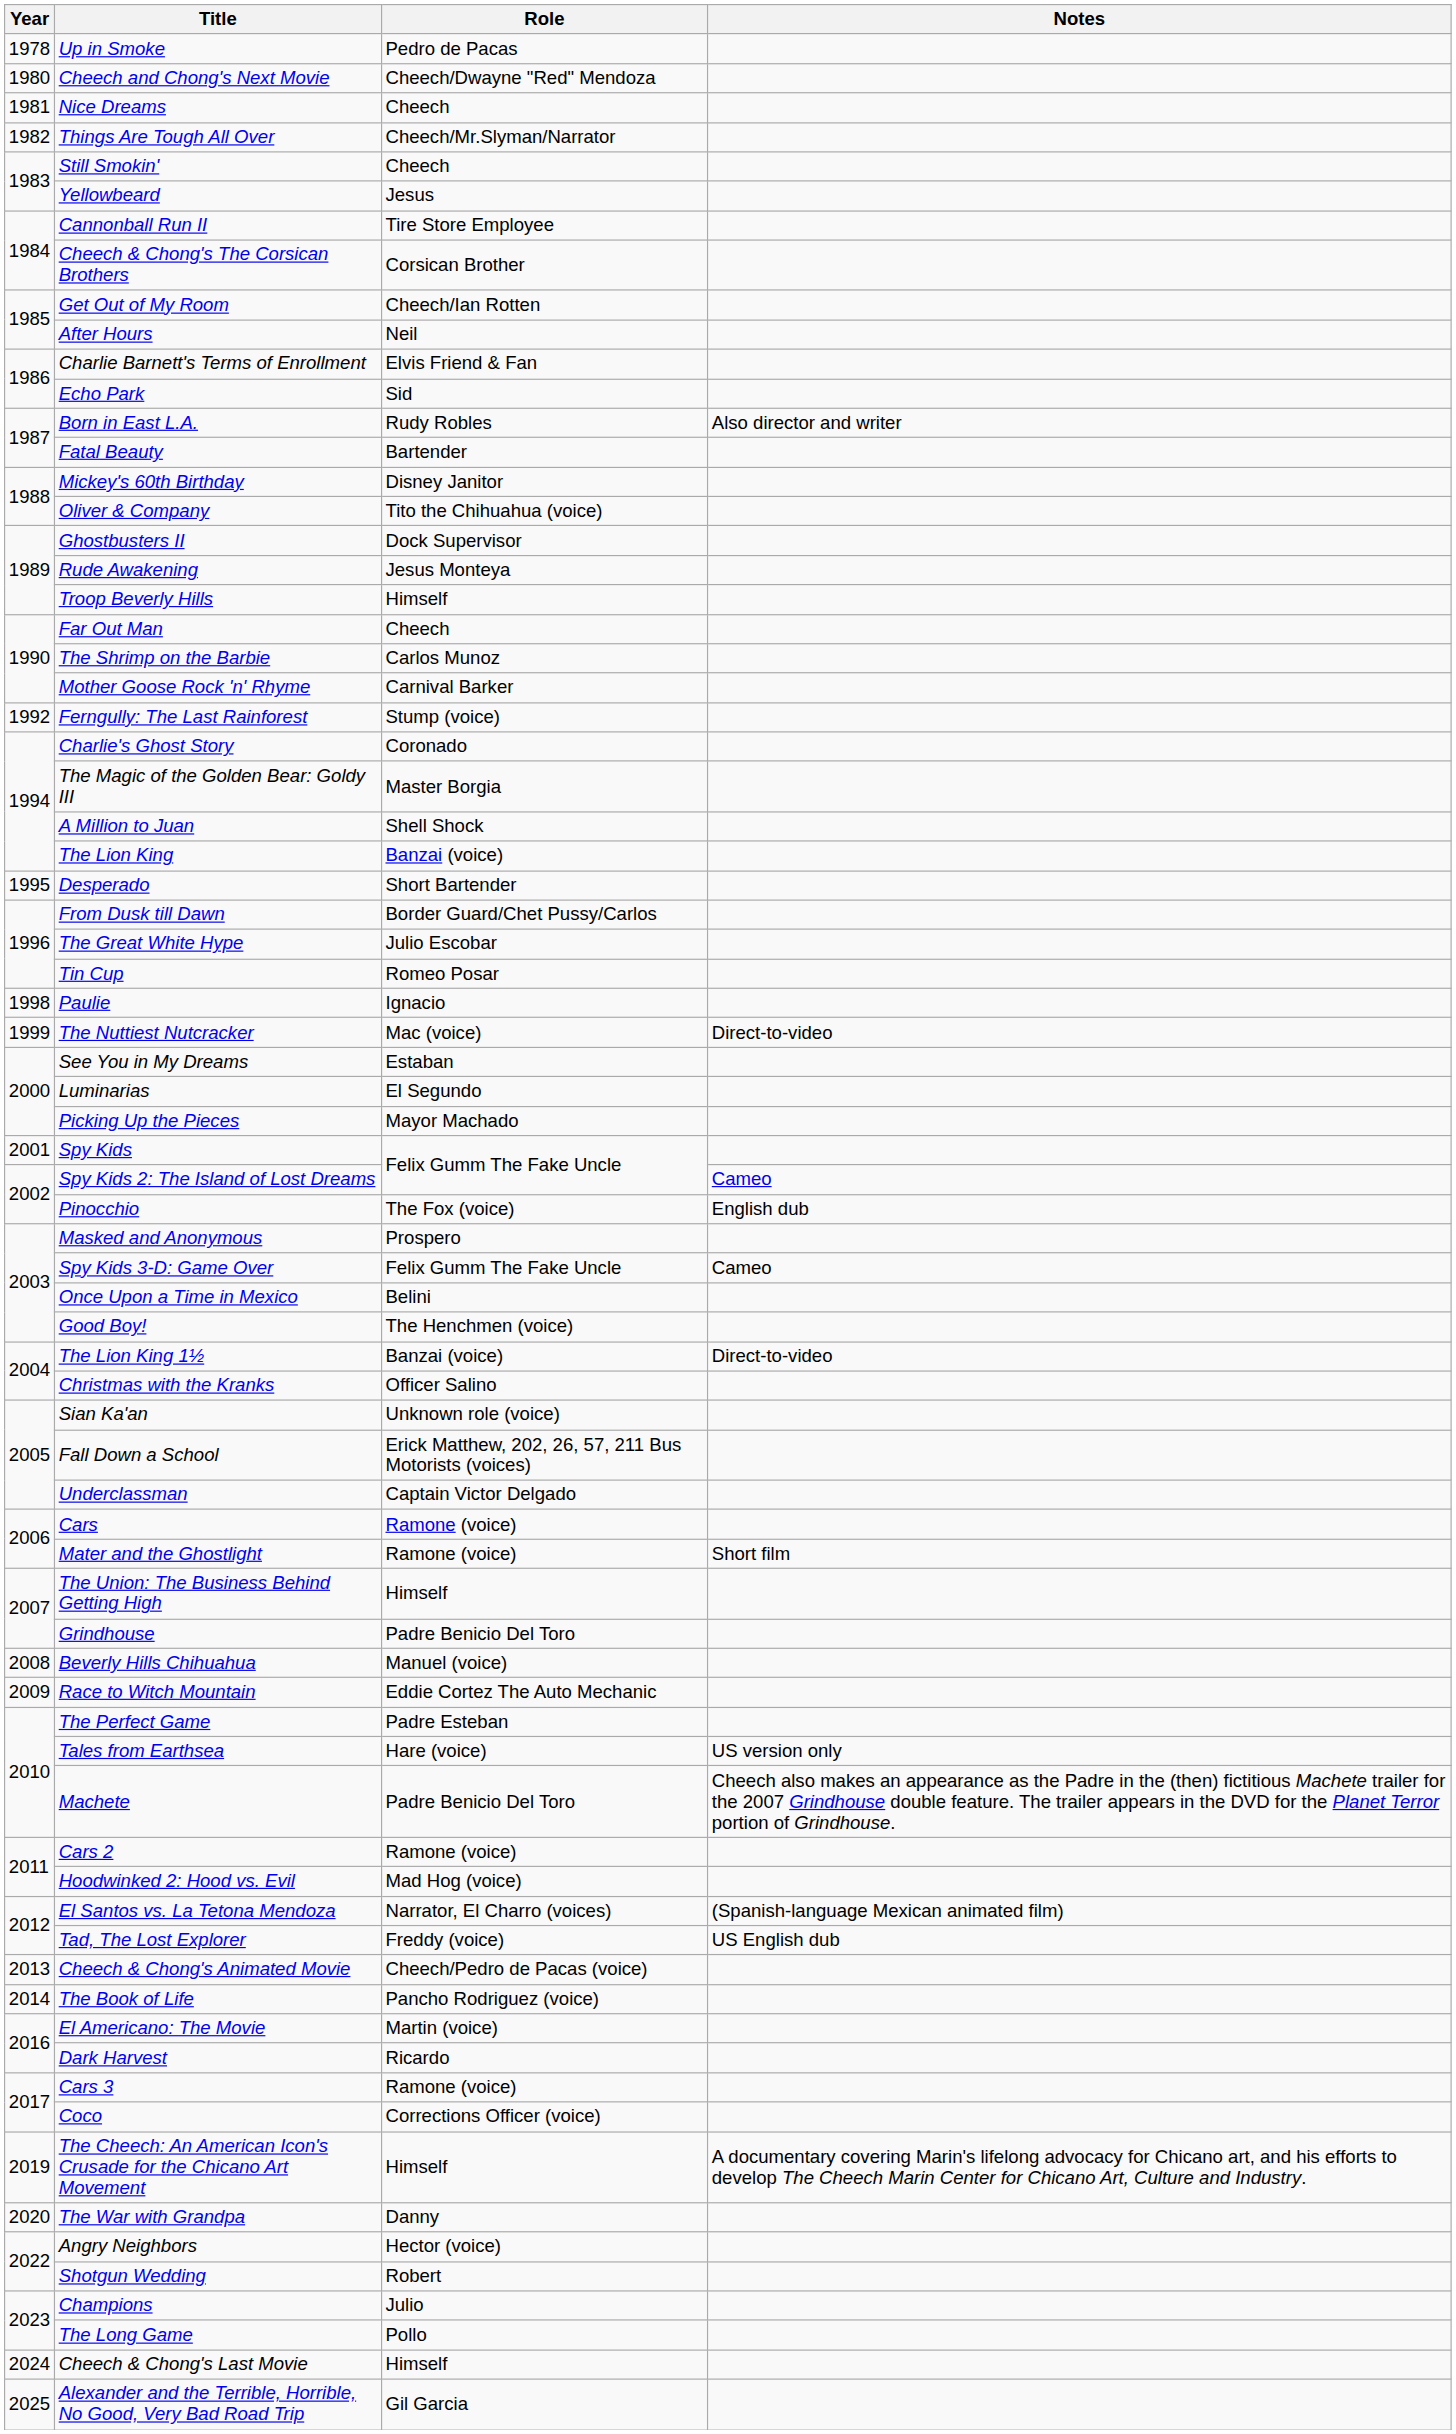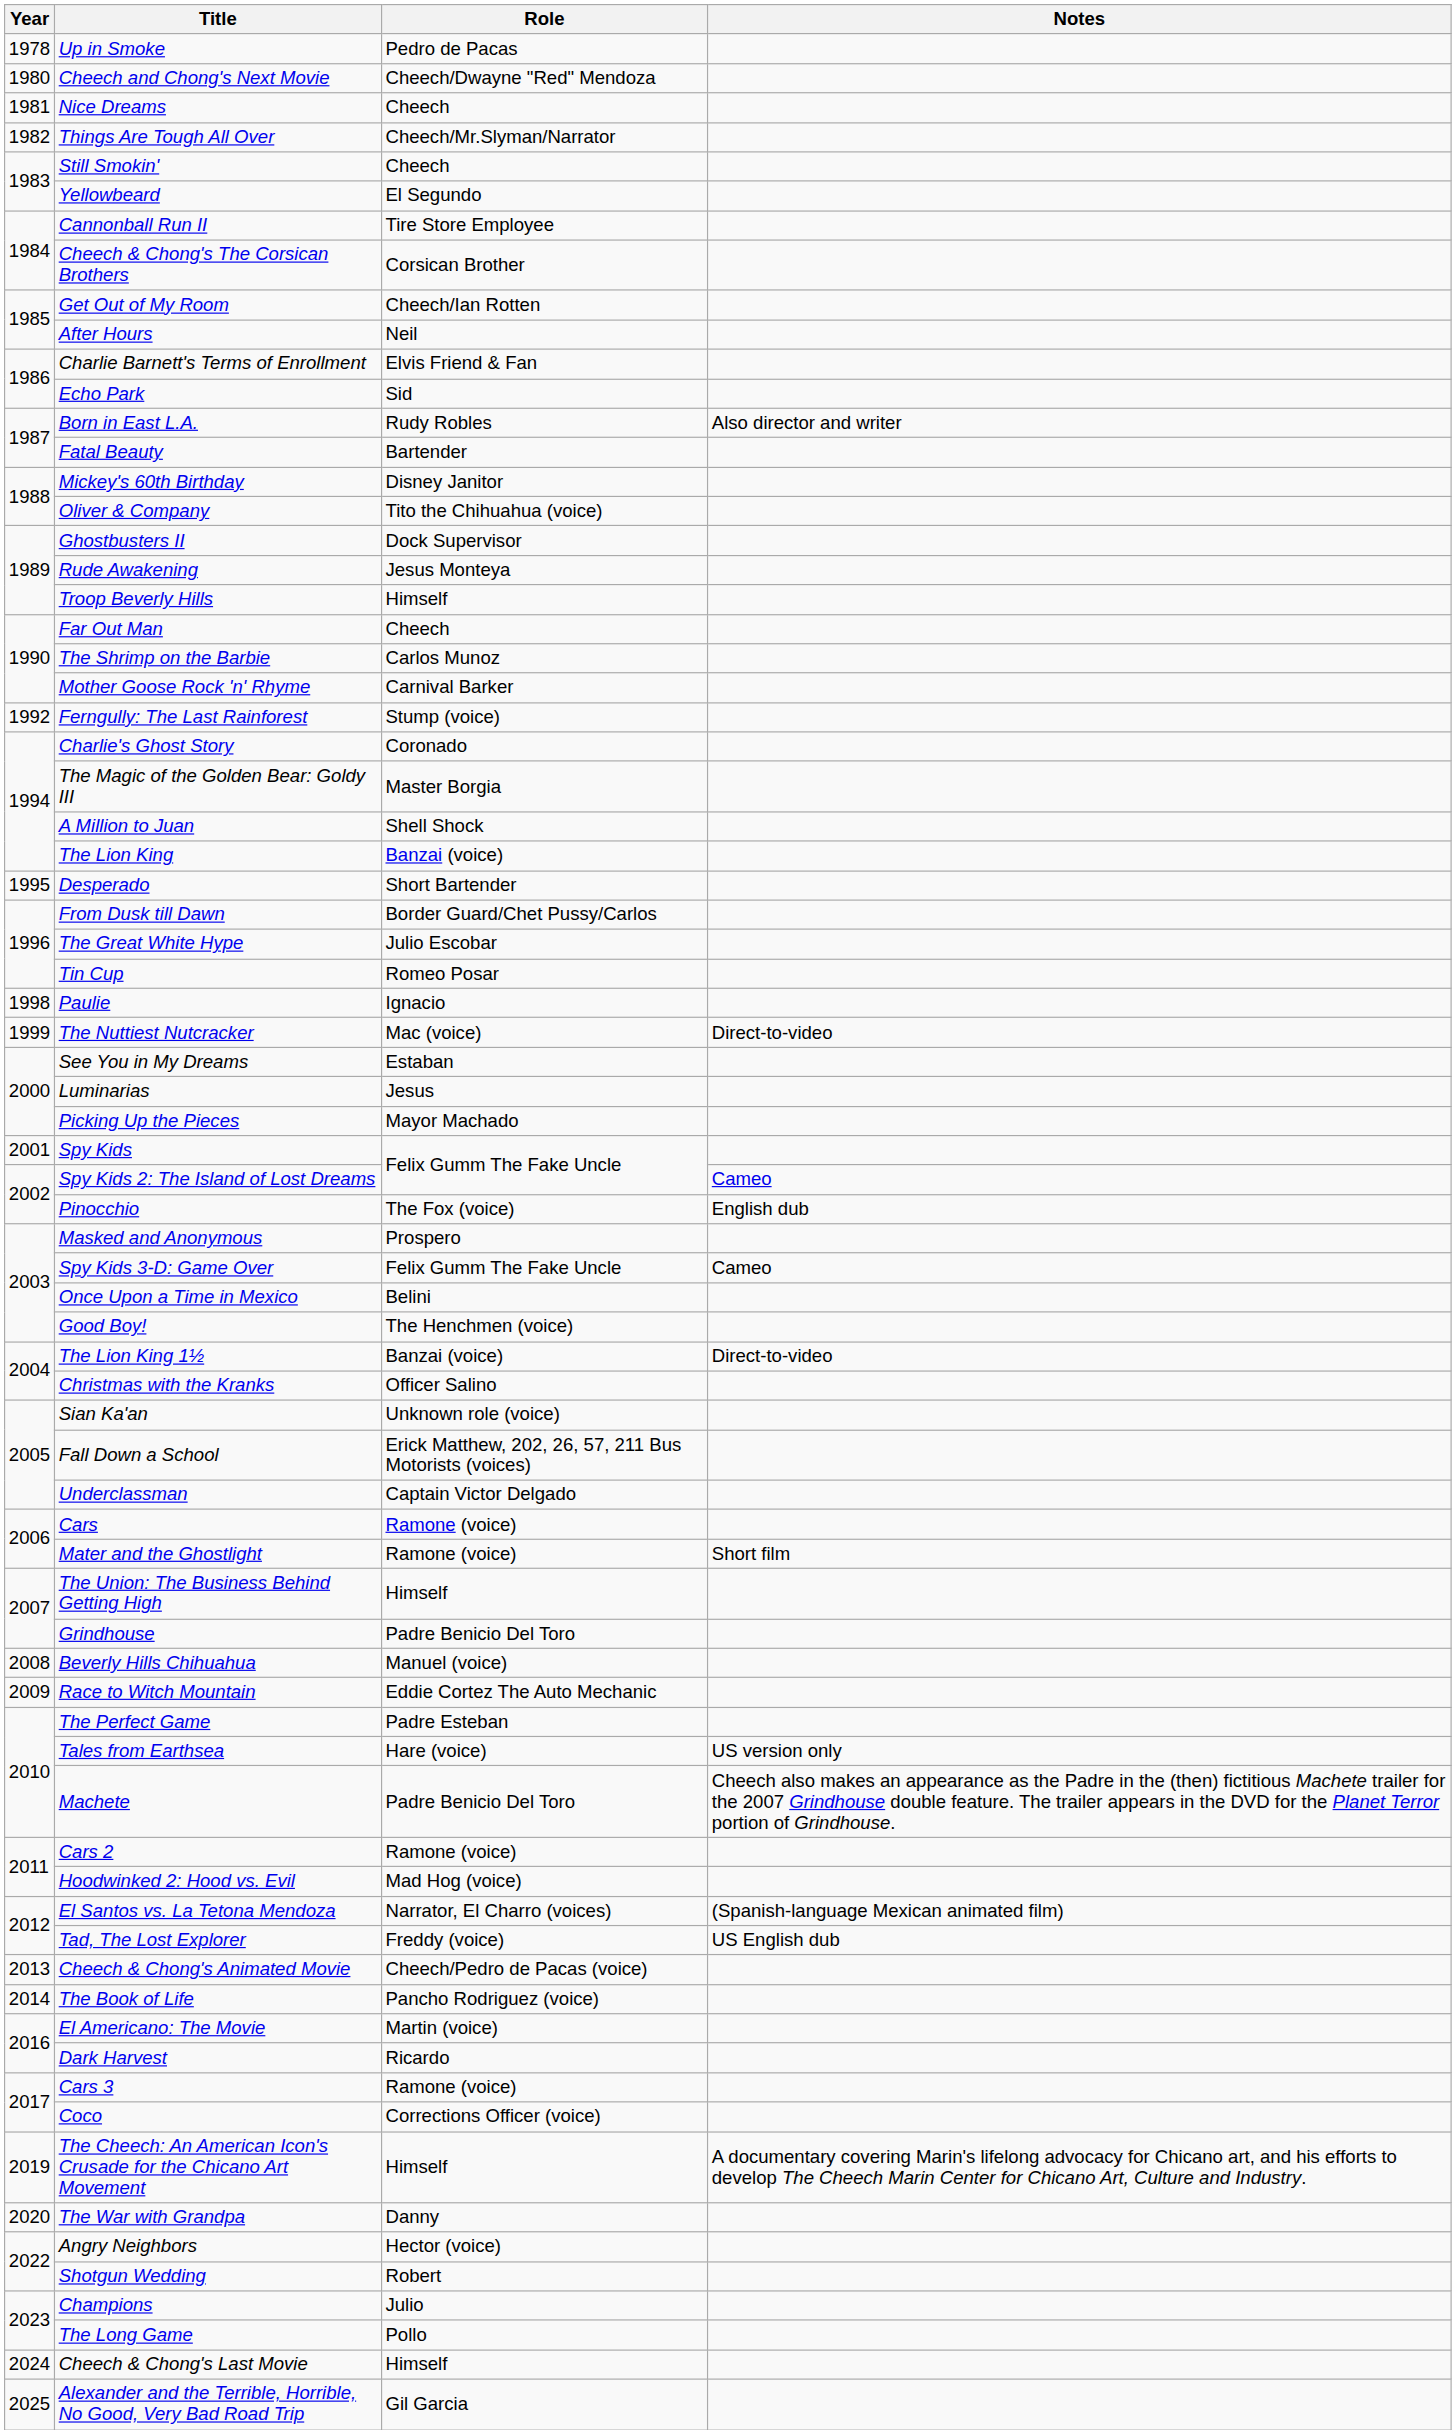(410, 195) Jesus -> (433, 195) El Segundo
(433, 1091) El Segundo -> (410, 1091) Jesus
